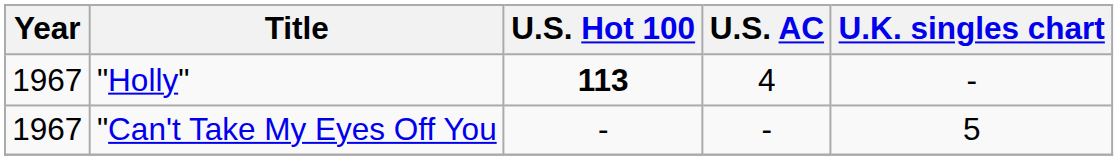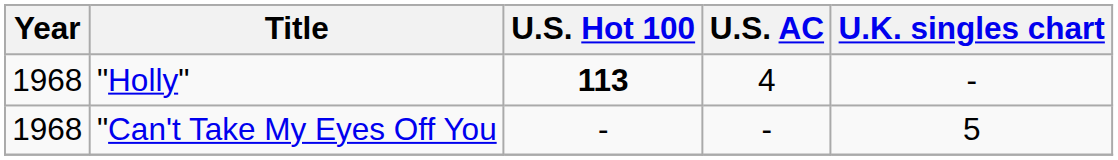(47, 79) 1967 -> (47, 79) 1968
(47, 129) 1967 -> (47, 129) 1968
